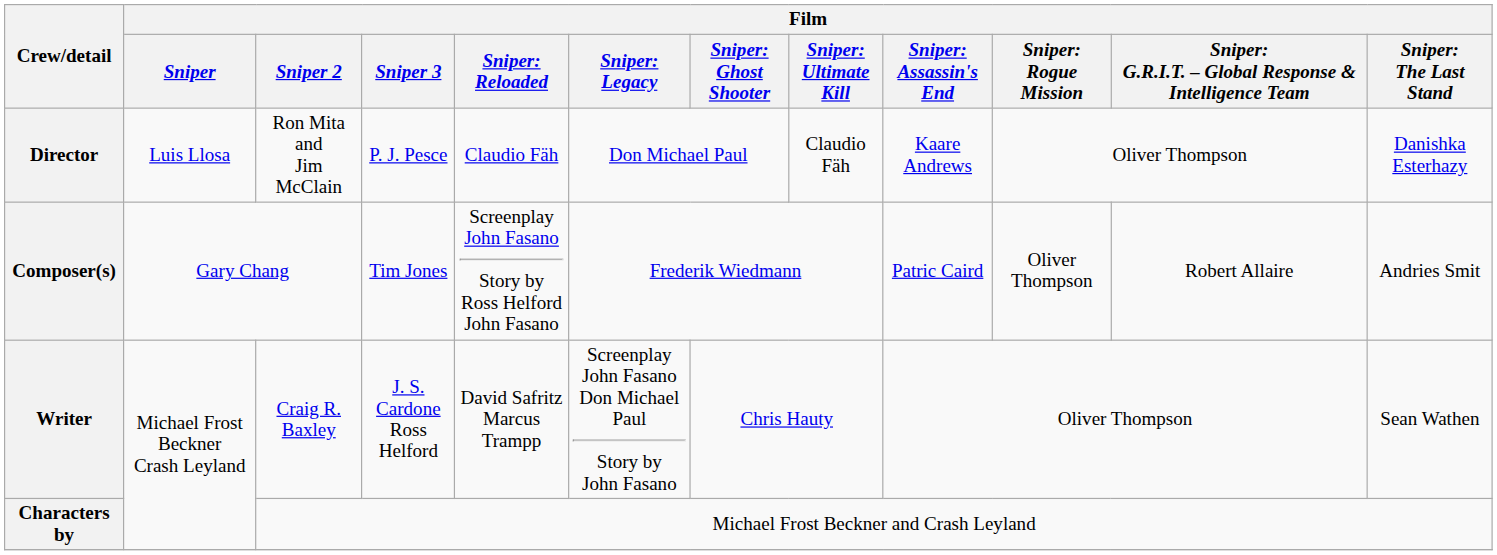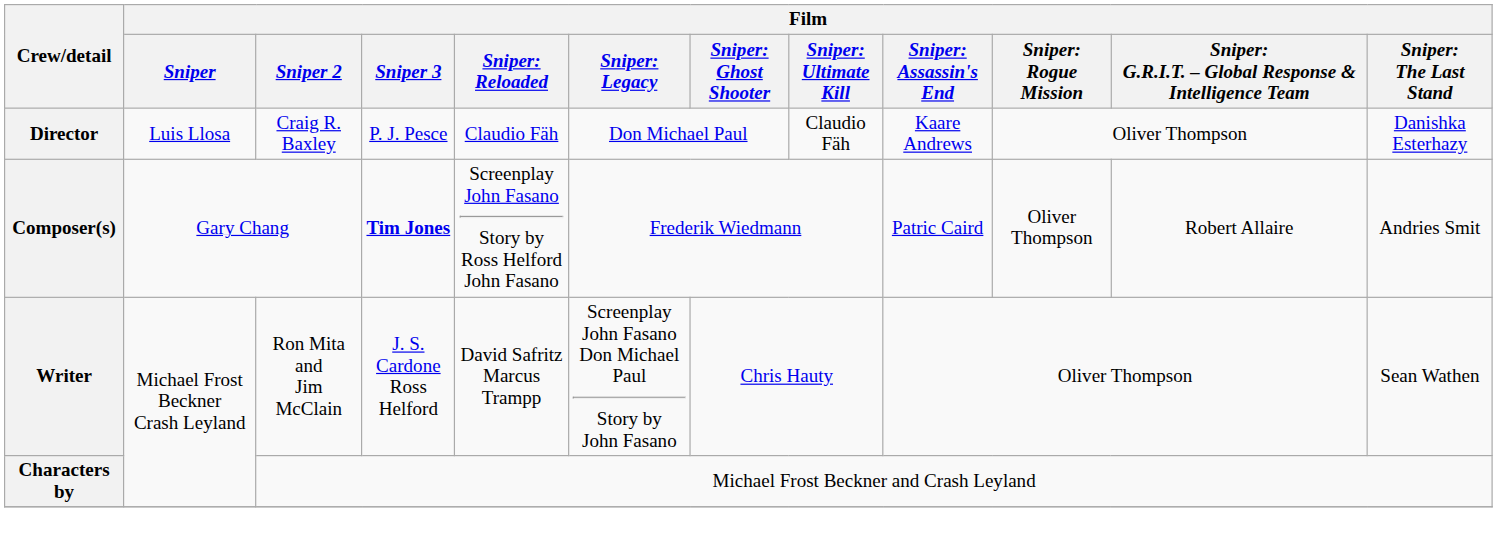(309, 154) Ron Mita and Jim McClain -> (309, 133) Craig R. Baxley
(408, 270) normal -> (408, 227) bold
(309, 418) Craig R. Baxley -> (309, 376) Ron Mita and Jim McClain
